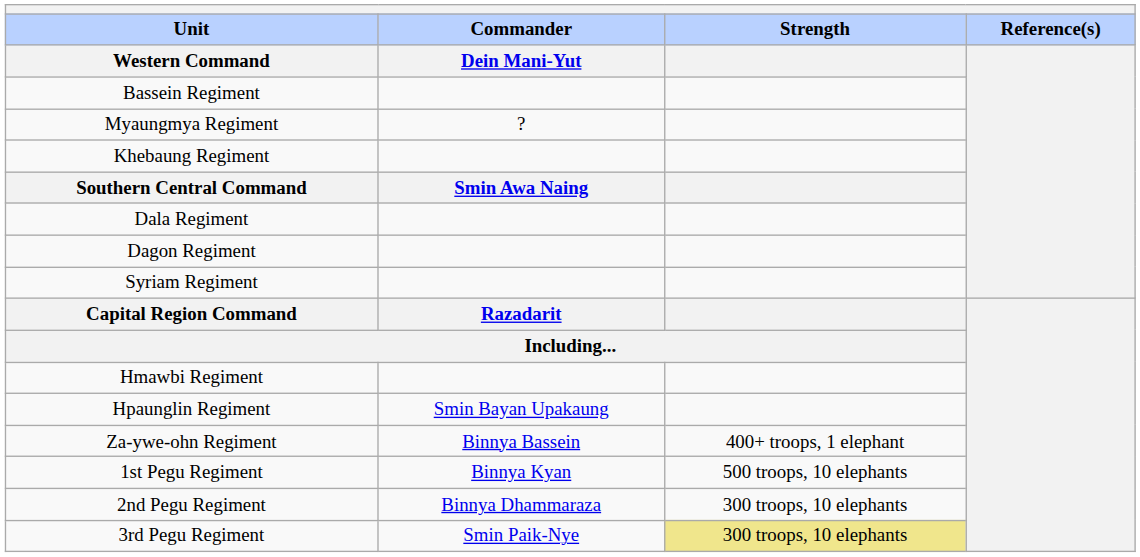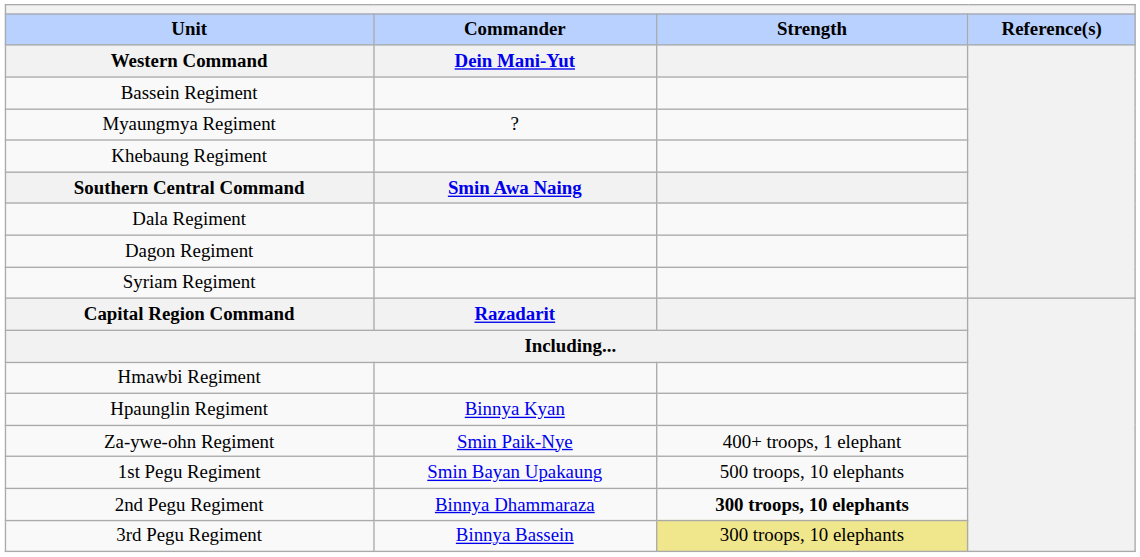(521, 409) Smin Bayan Upakaung -> (515, 409) Binnya Kyan
(521, 440) Binnya Bassein -> (515, 440) Smin Paik-Nye
(521, 472) Binnya Kyan -> (515, 472) Smin Bayan Upakaung
(815, 504) normal -> (812, 504) bold
(521, 535) Smin Paik-Nye -> (515, 535) Binnya Bassein
